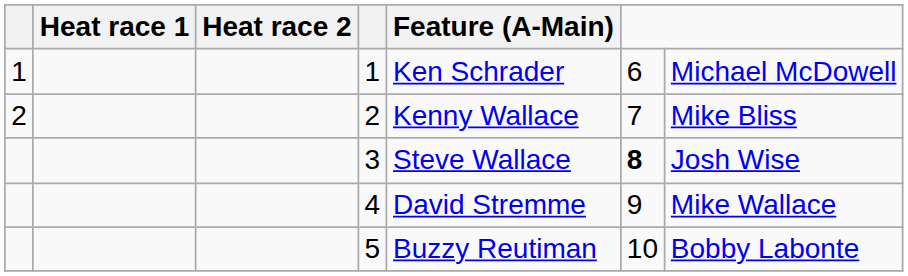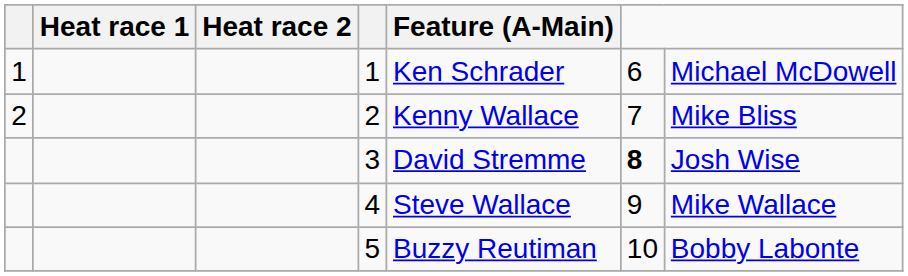(482, 159) Steve Wallace -> (489, 159) David Stremme
(489, 204) David Stremme -> (482, 204) Steve Wallace
